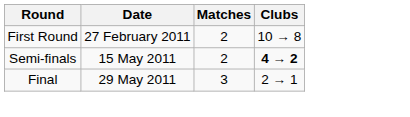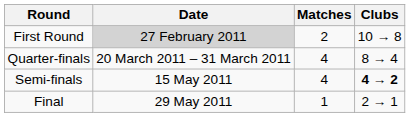(137, 36) no background -> (193, 36) lightgrey background
+ row: (49, 58)
(224, 58) 2 -> (324, 79) 4
(224, 79) 3 -> (324, 101) 1
